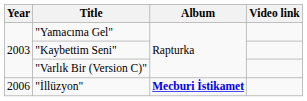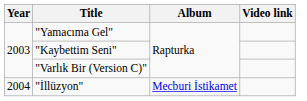(19, 86) 2006 -> (19, 86) 2004
(198, 86) bold -> (195, 86) normal
